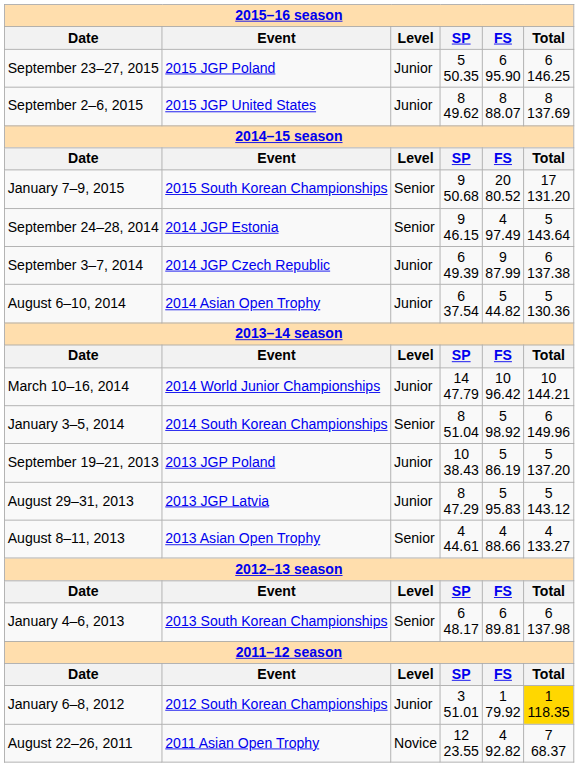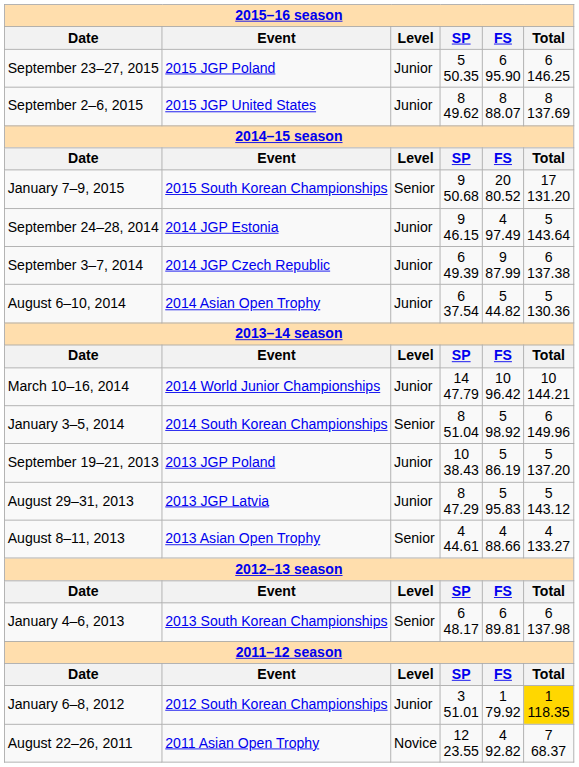(414, 227) Senior -> (413, 227) Junior
